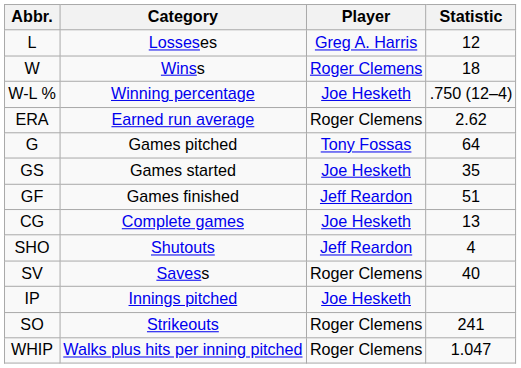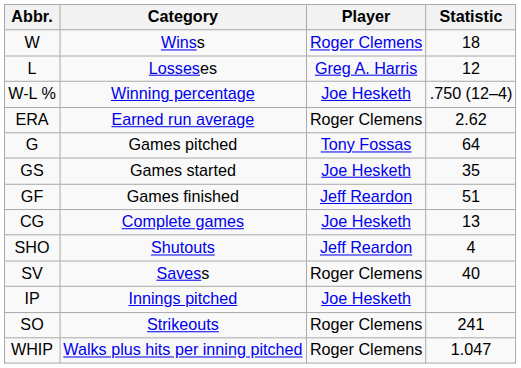rows swapped: (32, 68) <-> (32, 42)
